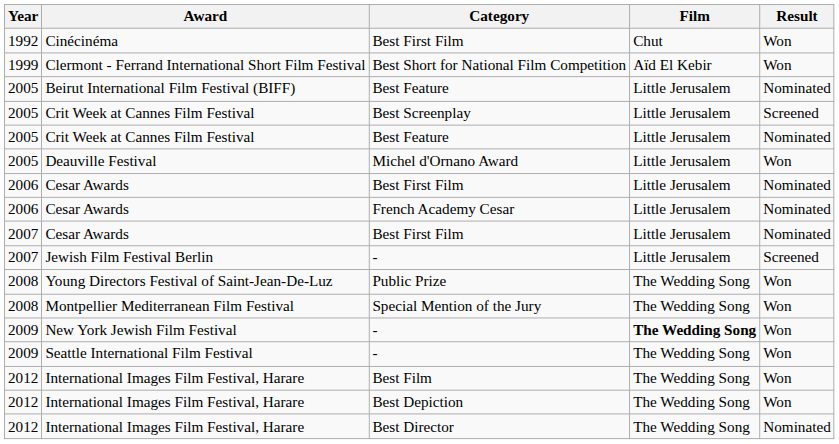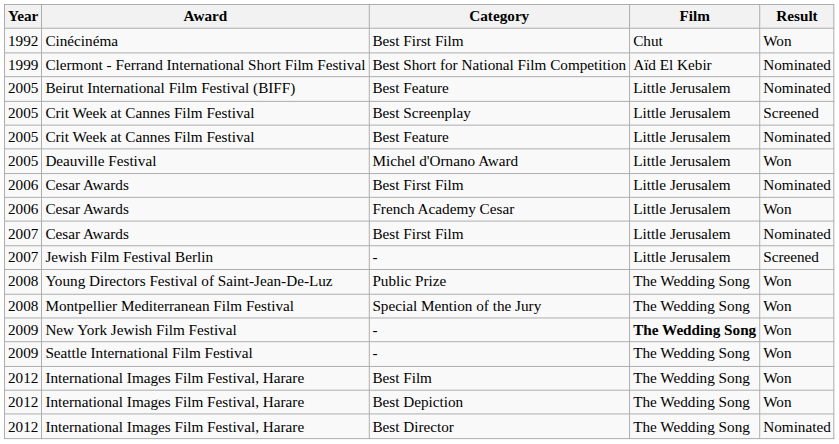(777, 64) Won -> (797, 64) Nominated
(797, 209) Nominated -> (777, 209) Won
